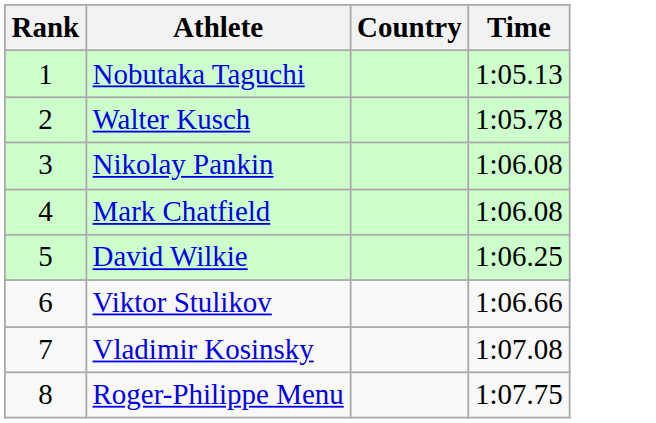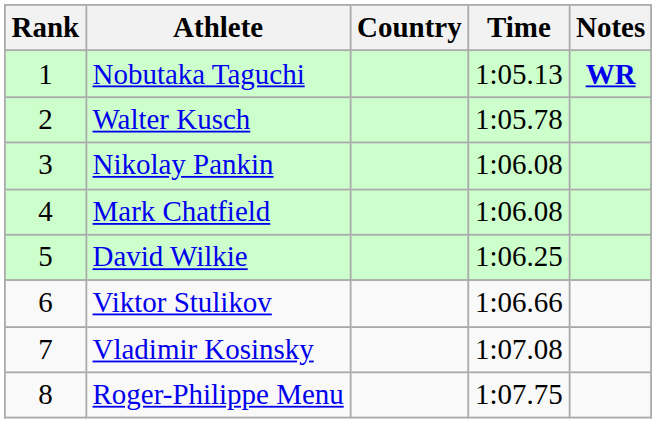+ column: (611, 27)
